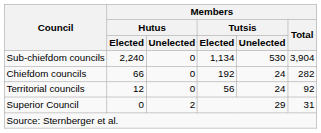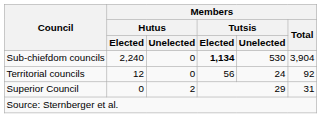(222, 58) normal -> (222, 58) bold
- row: (46, 74)
